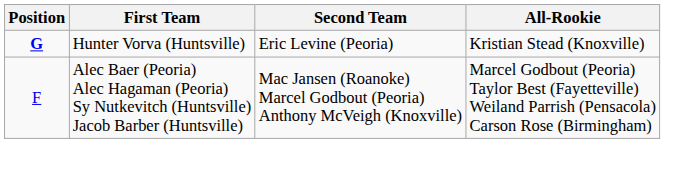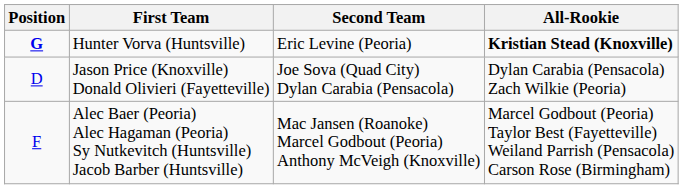(557, 43) normal -> (580, 43) bold
+ row: (171, 79)
